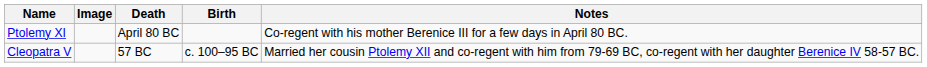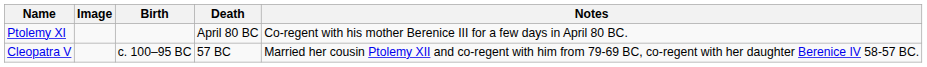columns swapped: (222, 14) <-> (149, 14)
